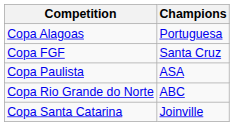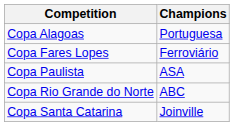+ row: (58, 53)
- row: (36, 53)
